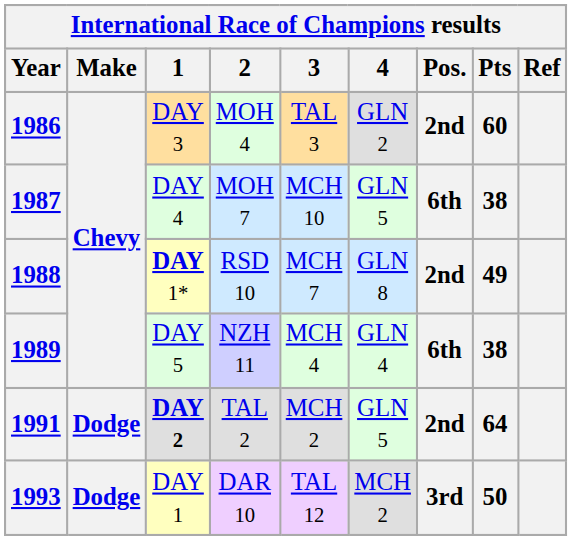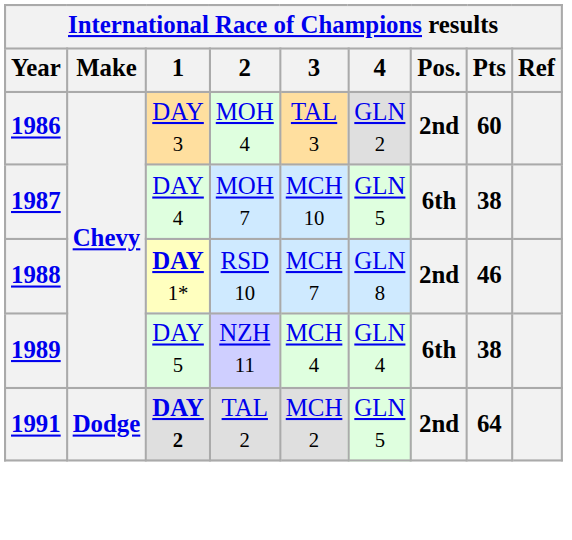(495, 275) 49 -> (489, 275) 46
- row: (36, 497)
